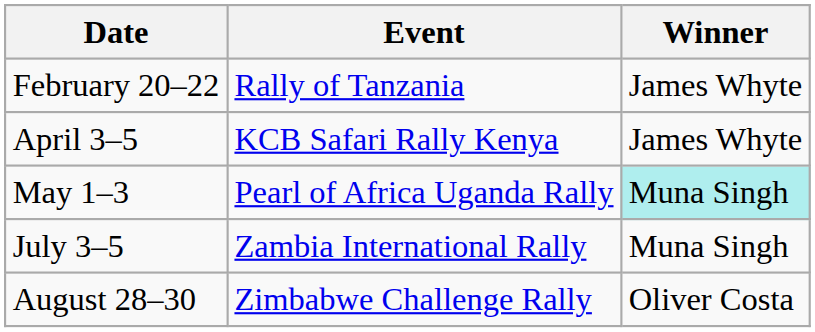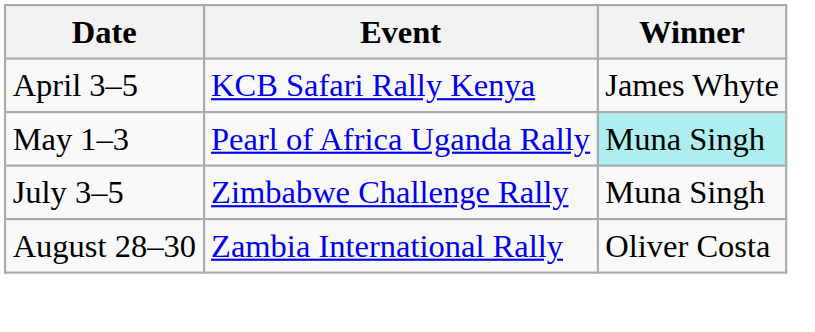- row: (116, 85)
(410, 246) Zambia International Rally -> (390, 192) Zimbabwe Challenge Rally
(413, 299) Zimbabwe Challenge Rally -> (387, 246) Zambia International Rally
